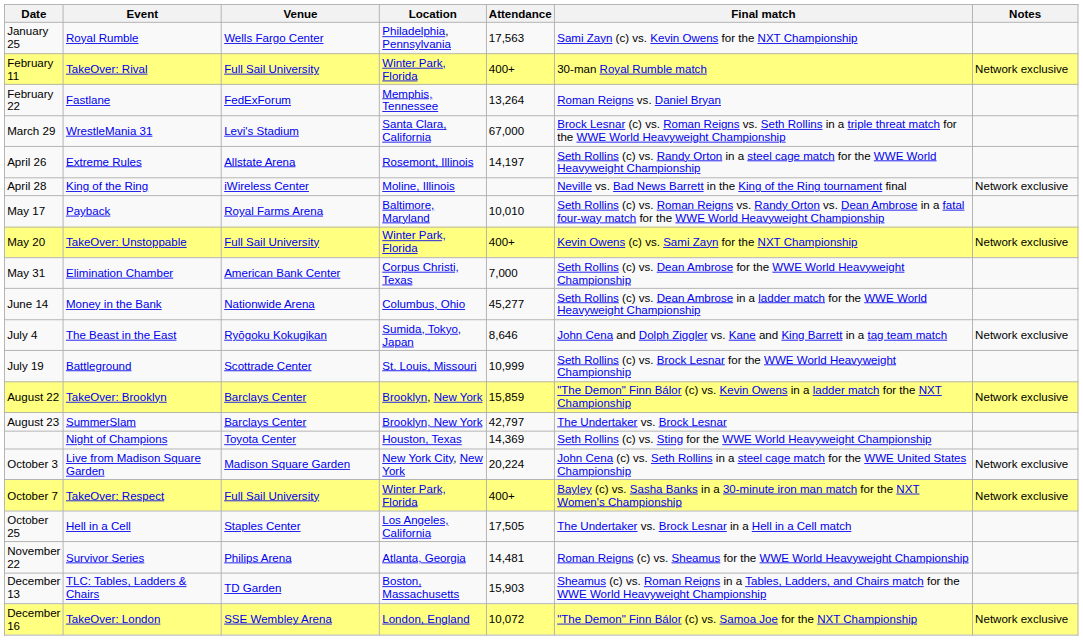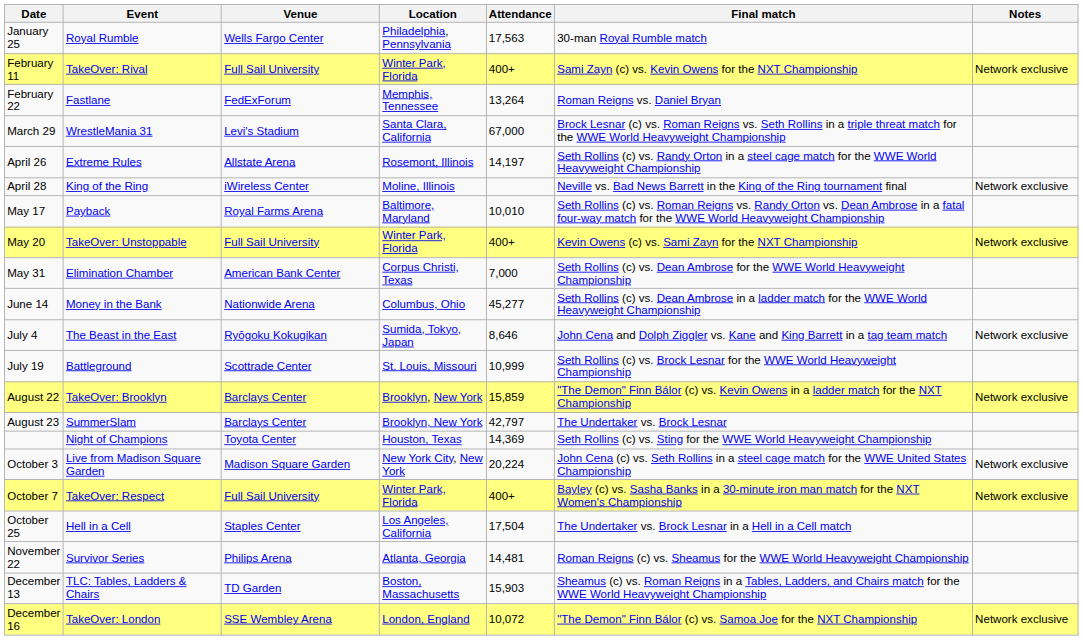(707, 38) Sami Zayn (c) vs. Kevin Owens for the NXT Championship -> (632, 38) 30-man Royal Rumble match
(632, 69) 30-man Royal Rumble match -> (707, 69) Sami Zayn (c) vs. Kevin Owens for the NXT Championship
(506, 526) 17,505 -> (506, 526) 17,504
